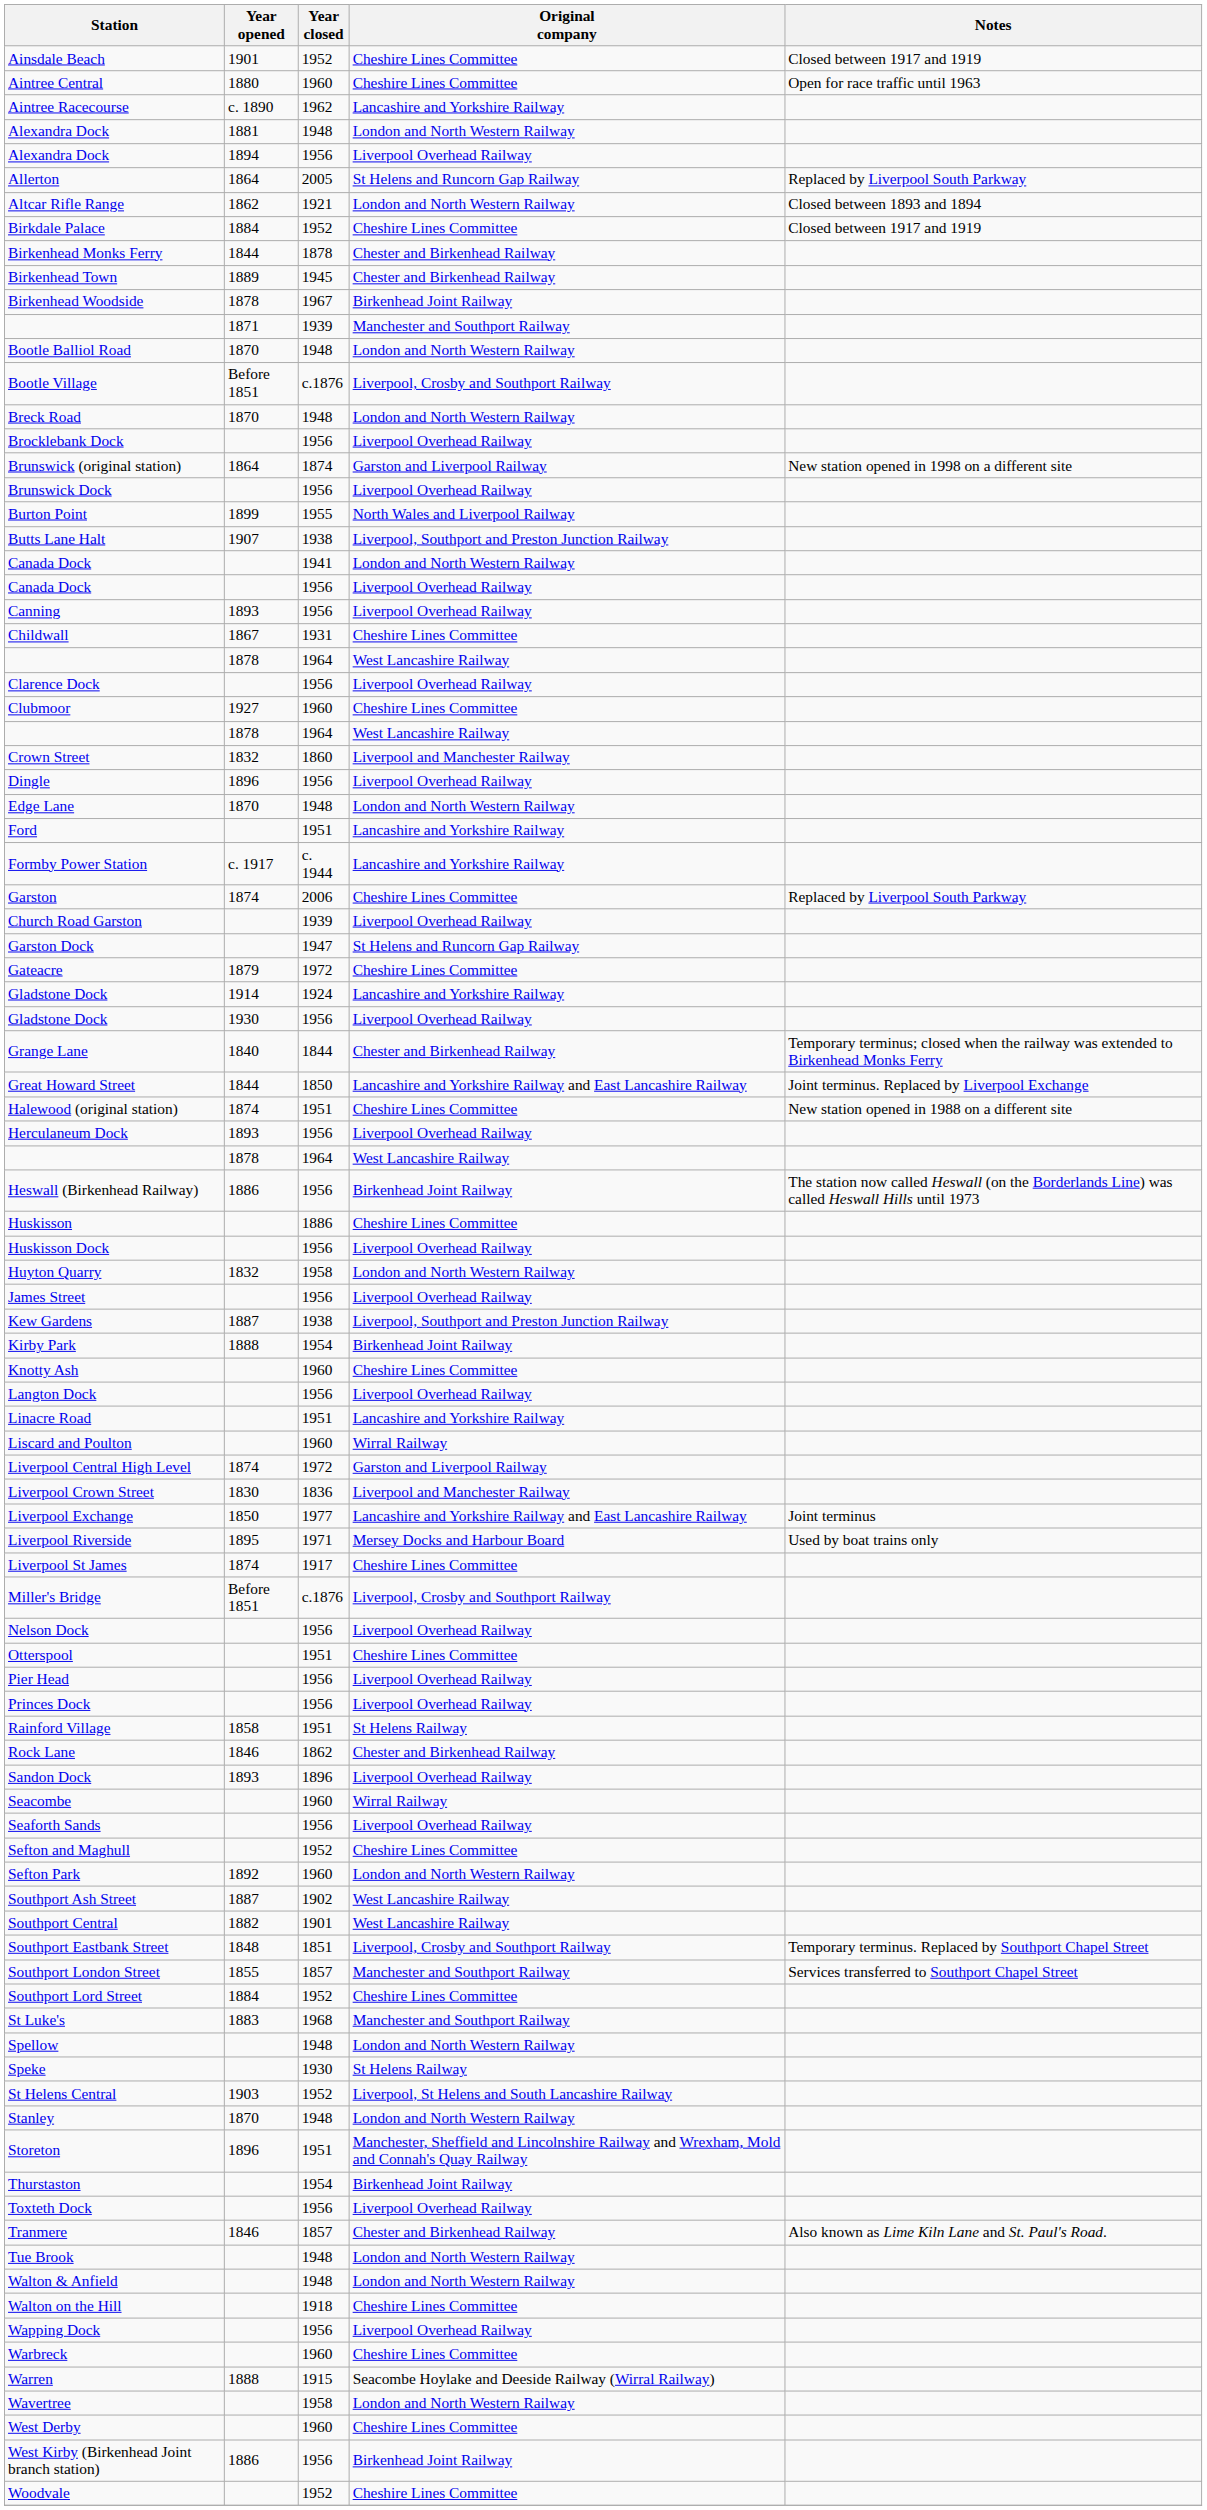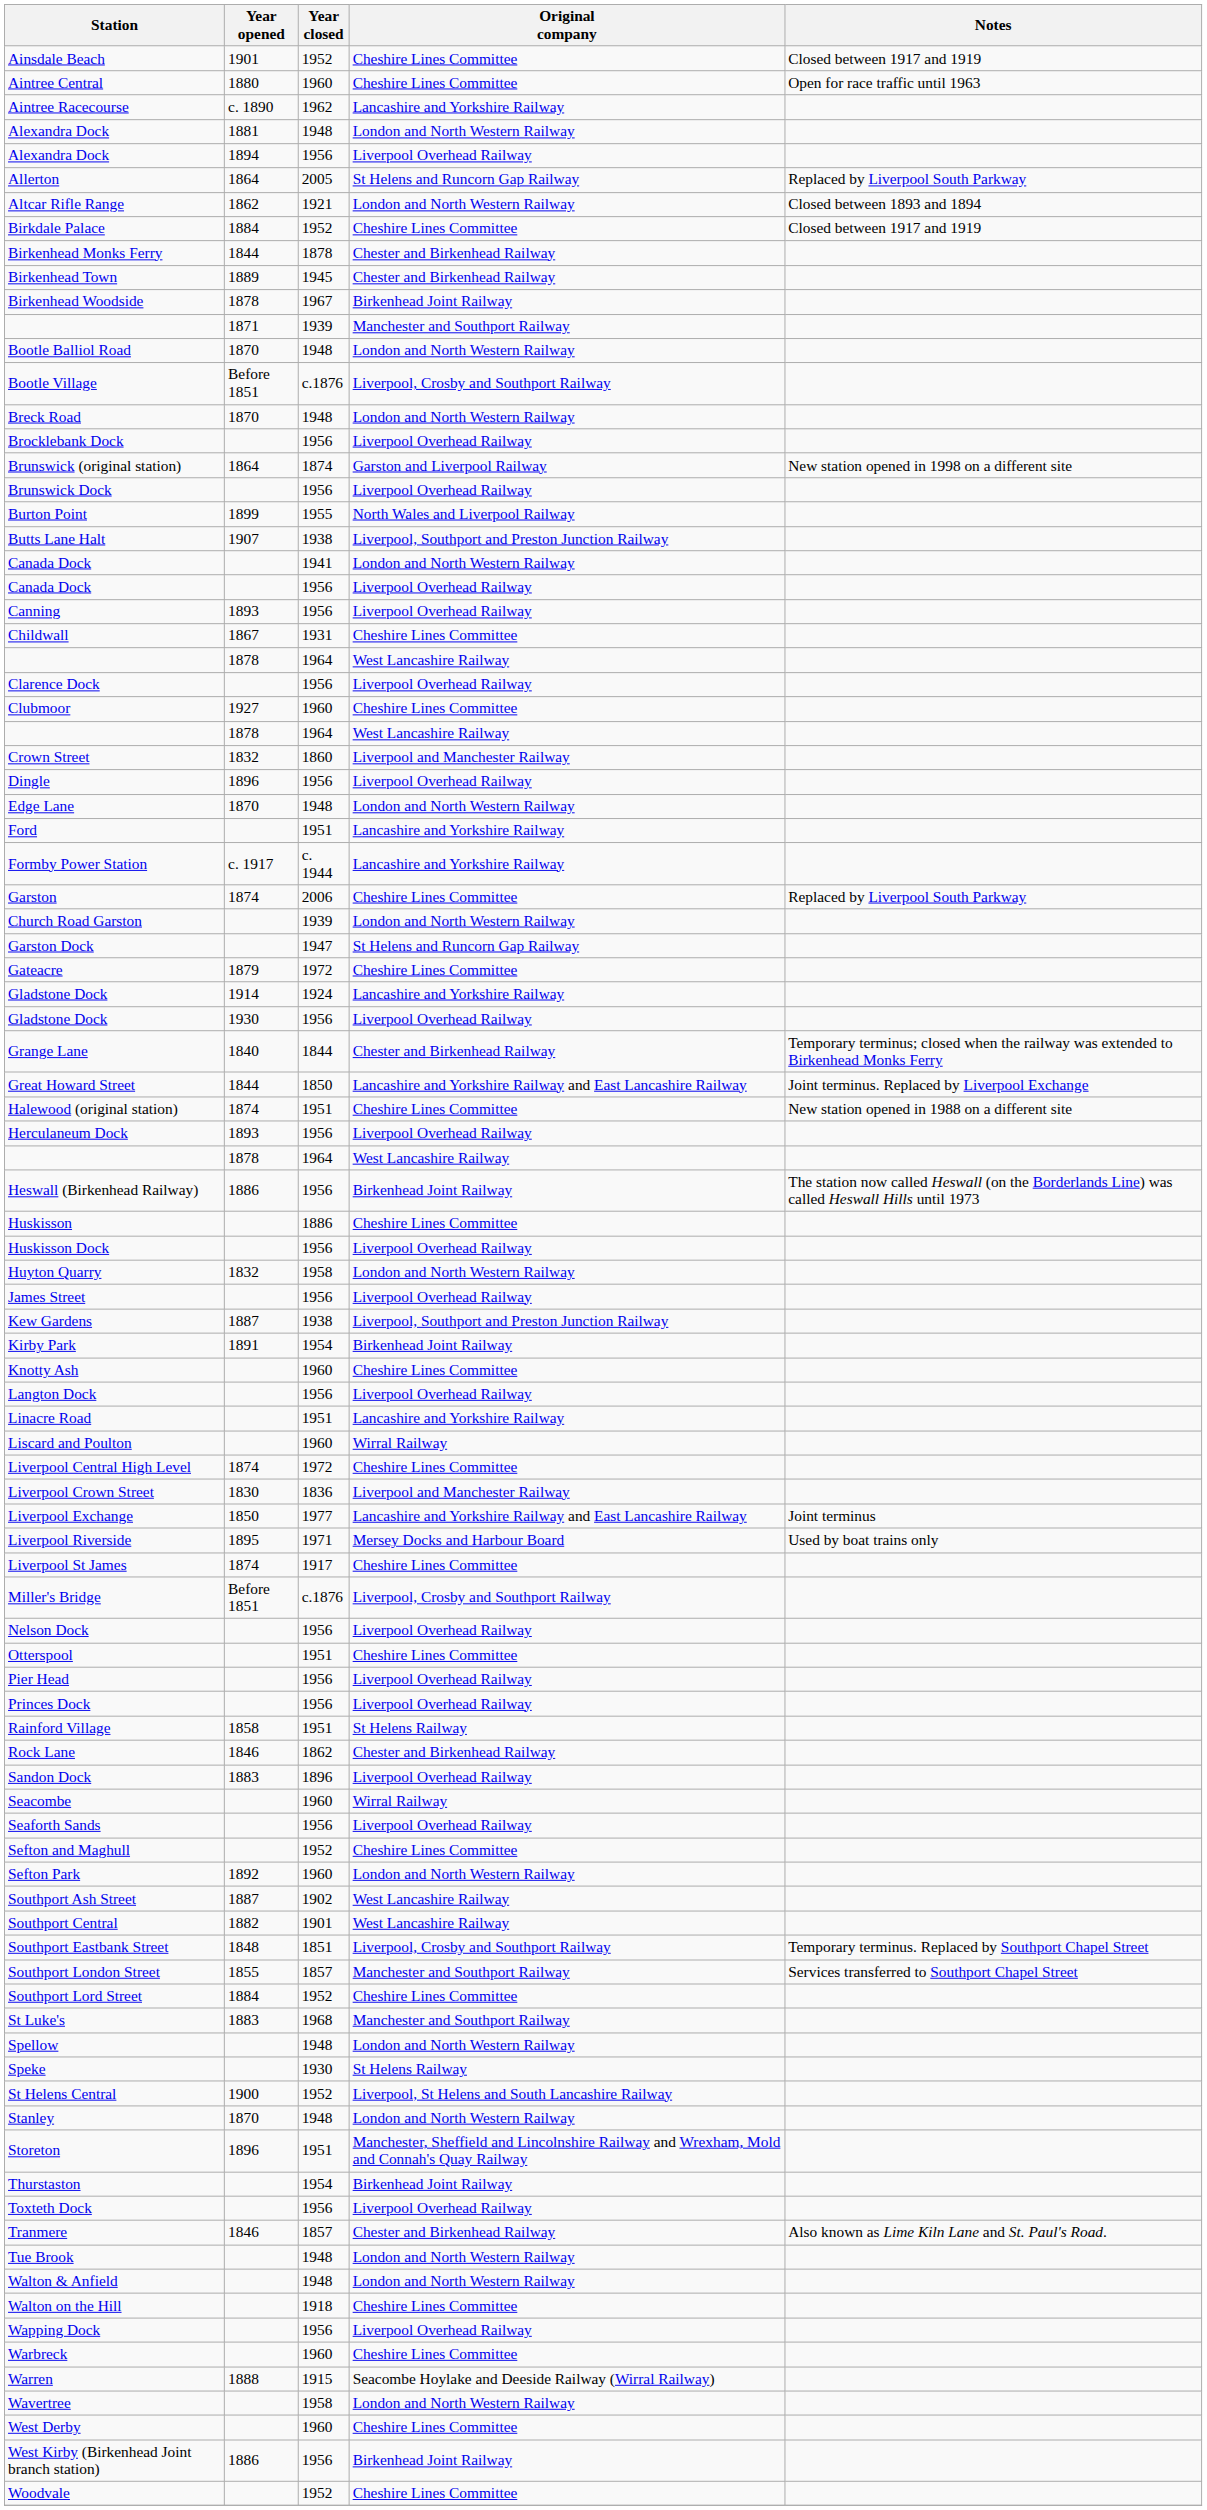(442, 921) Liverpool Overhead Railway -> (464, 921) London and North Western Railway
(243, 1345) 1888 -> (243, 1345) 1891
(450, 1467) Garston and Liverpool Railway -> (435, 1467) Cheshire Lines Committee
(243, 1776) 1893 -> (243, 1776) 1883
(243, 2093) 1903 -> (243, 2093) 1900
